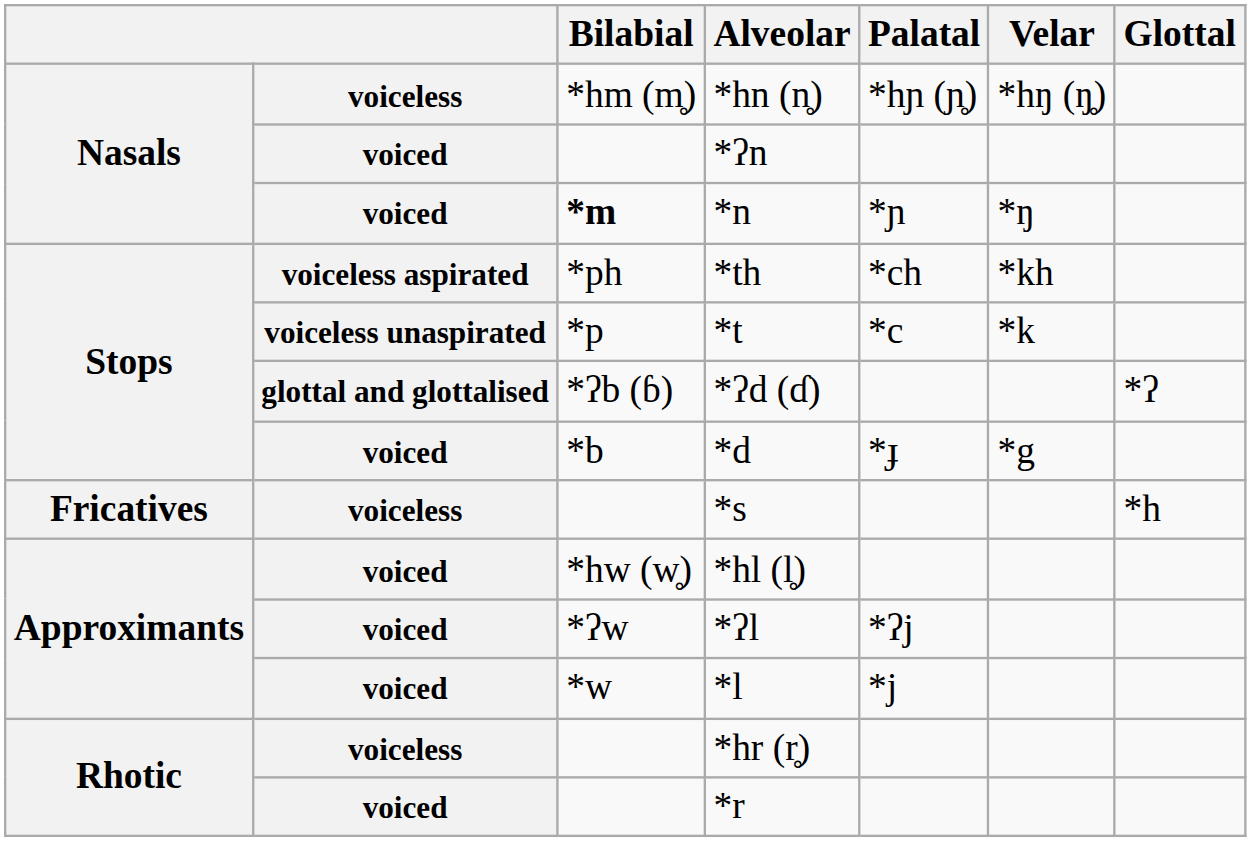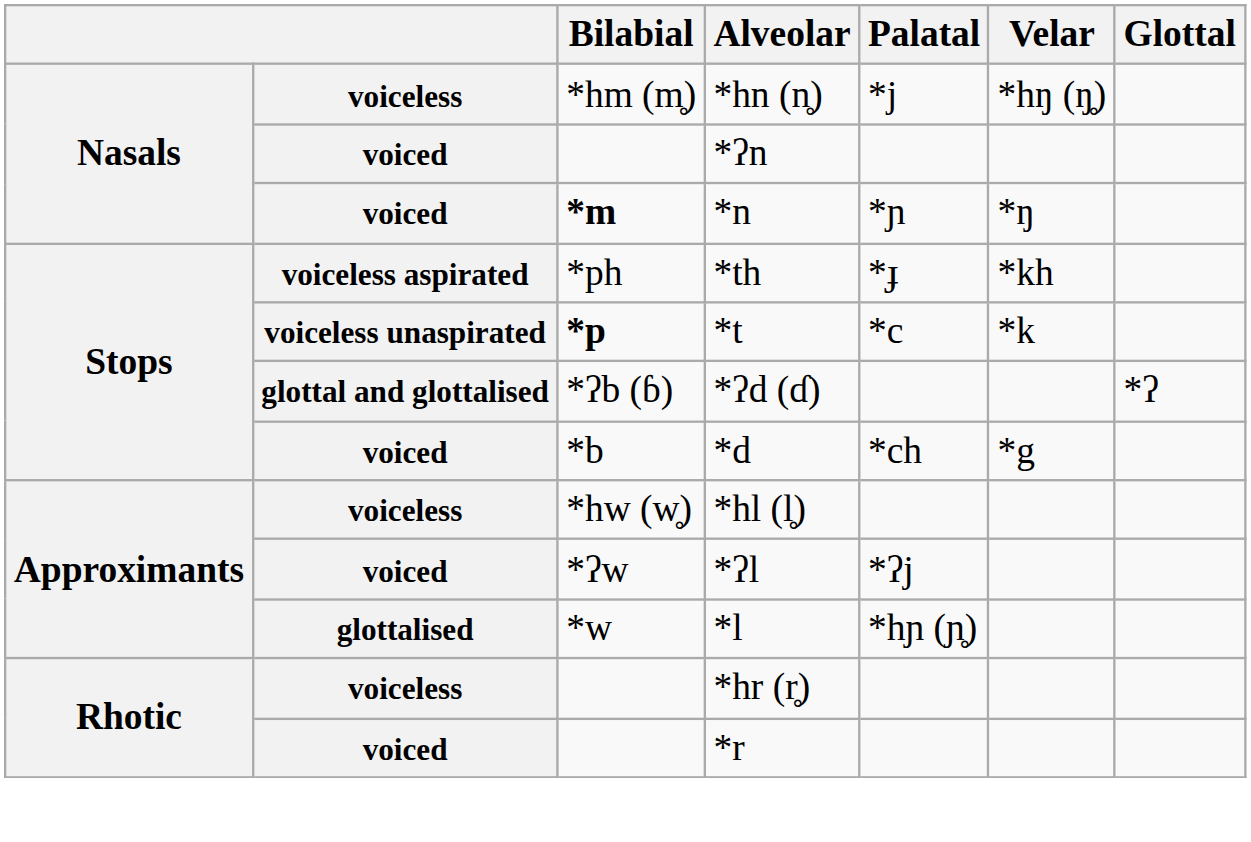(923, 93) *hɲ (ɲ̥) -> (883, 93) *j
(895, 271) *ch -> (884, 271) *ɟ
(585, 331) normal -> (586, 331) bold
(884, 449) *ɟ -> (895, 449) *ch
- row: (730, 509)
(405, 570) voiced -> (405, 511) voiceless
(405, 689) voiced -> (405, 630) glottalised
(883, 687) *j -> (923, 627) *hɲ (ɲ̥)
